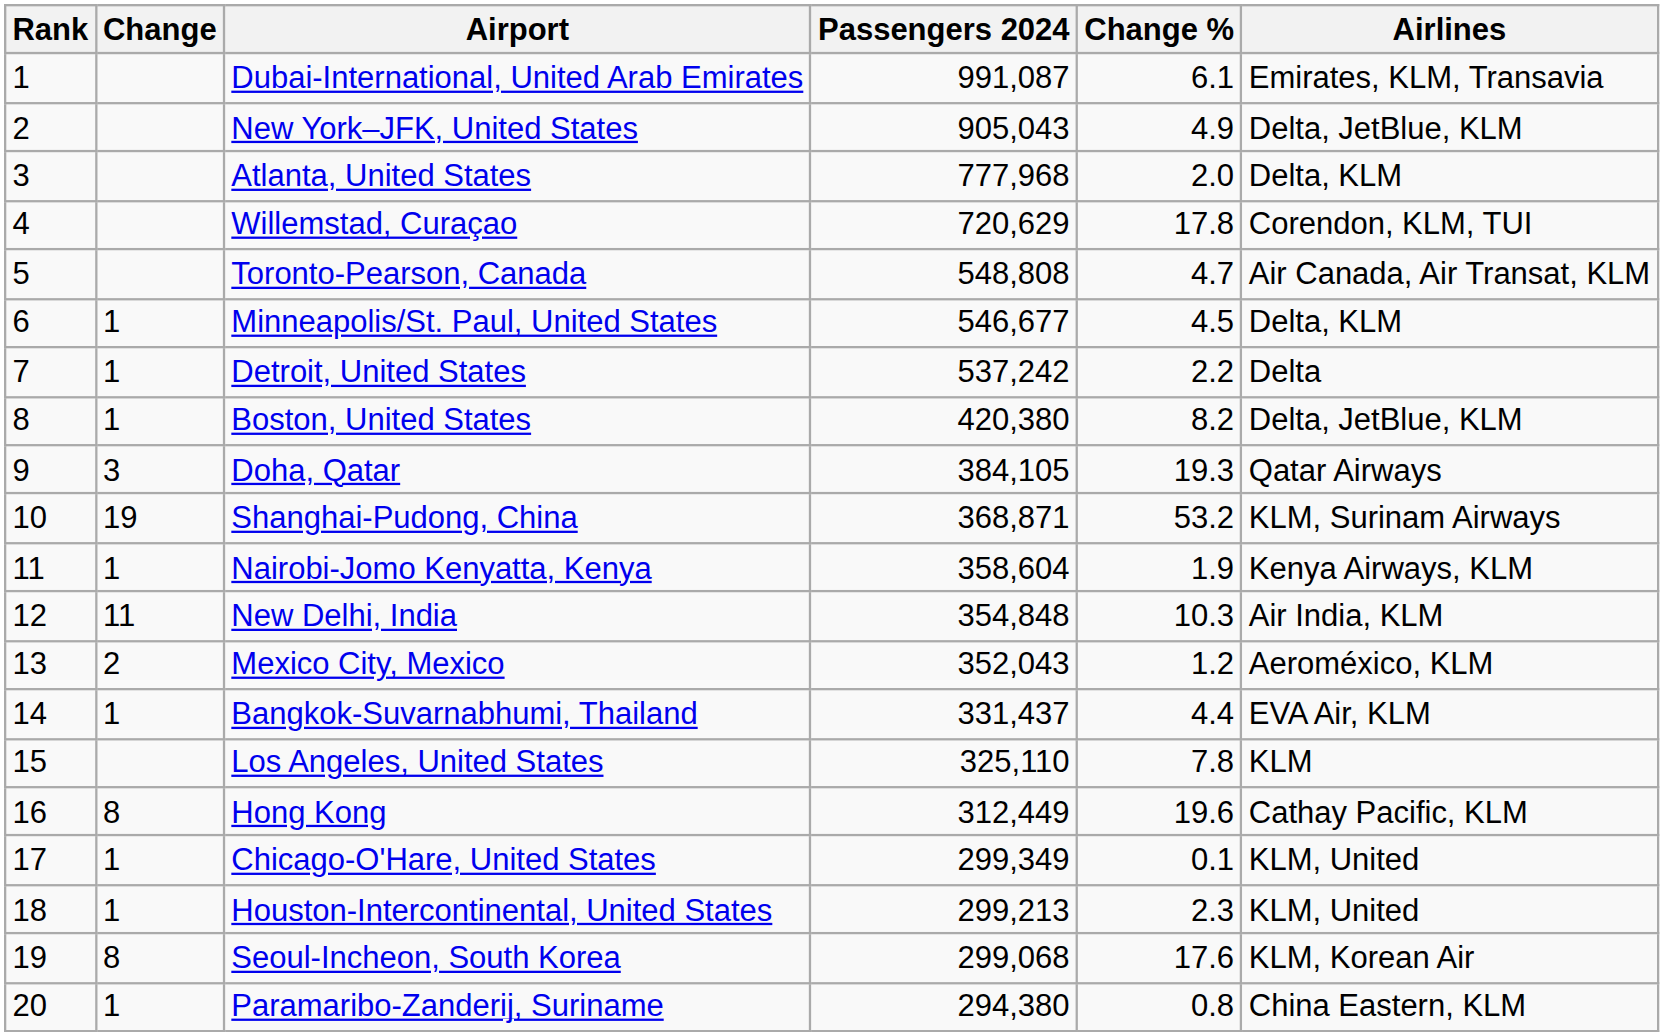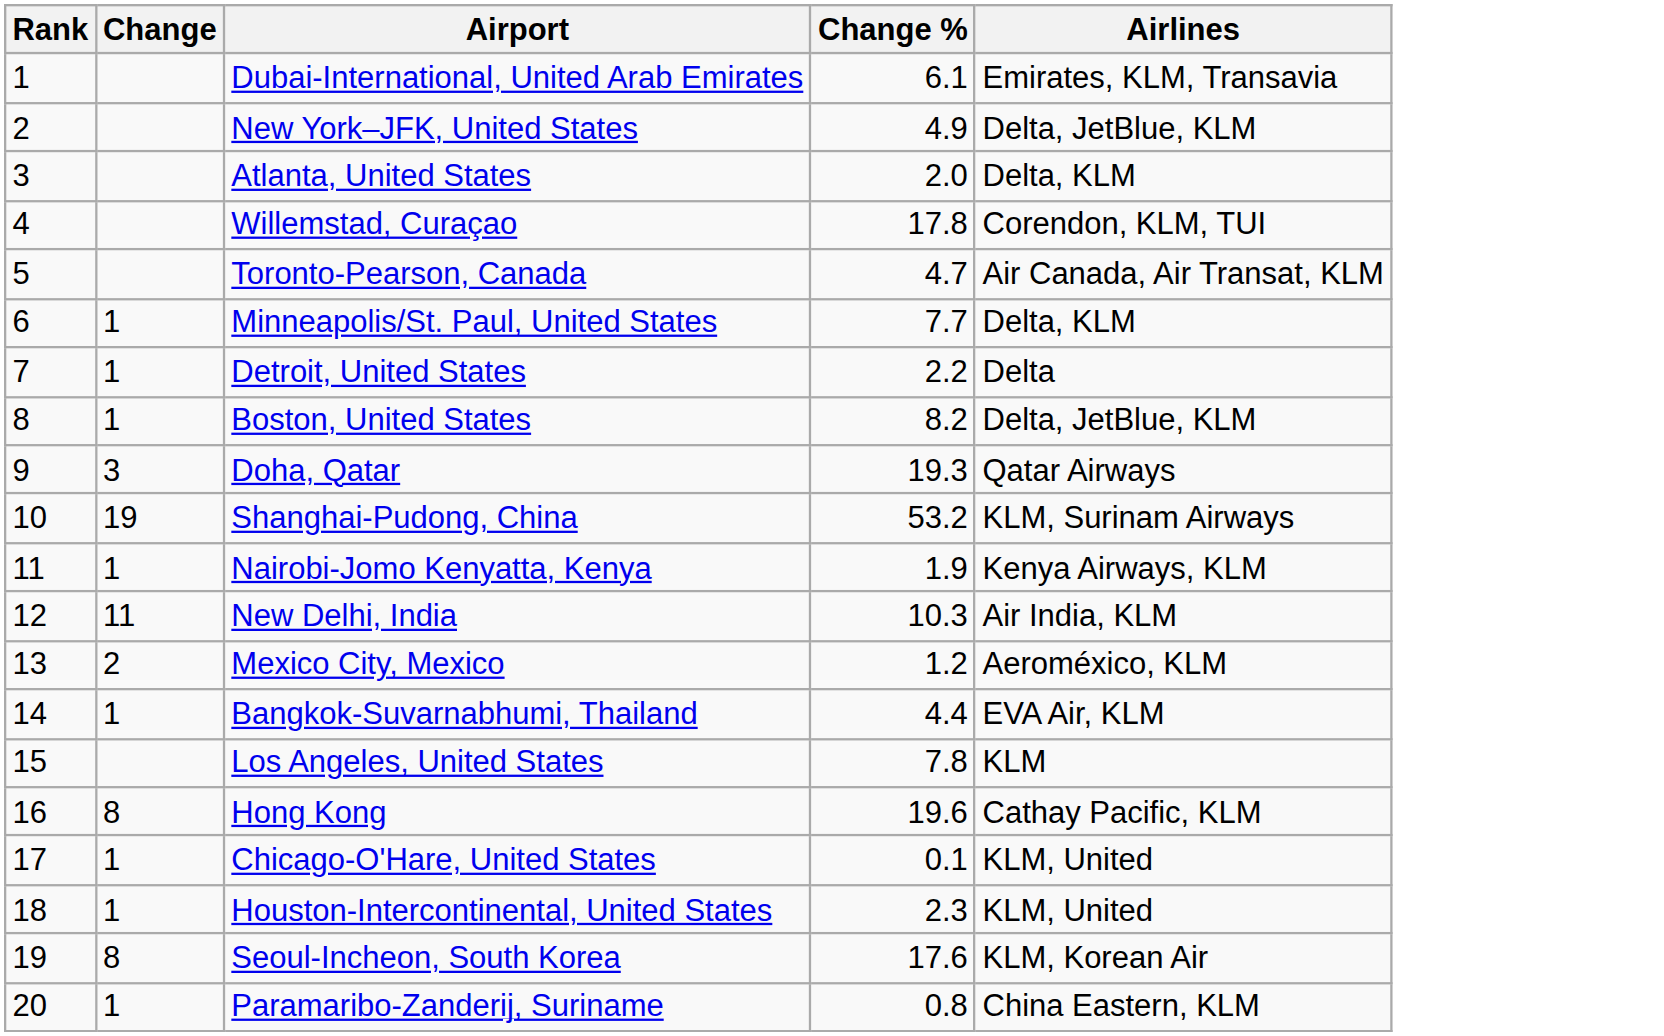- column: (944, 29)
(1213, 322) 4.5 -> (946, 322) 7.7
